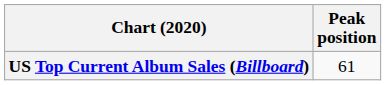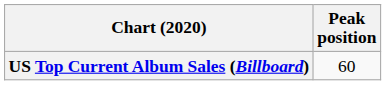(347, 65) 61 -> (347, 65) 60
